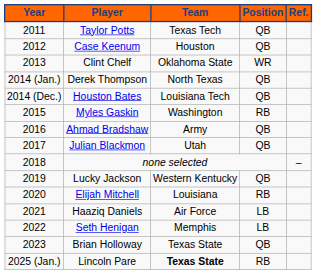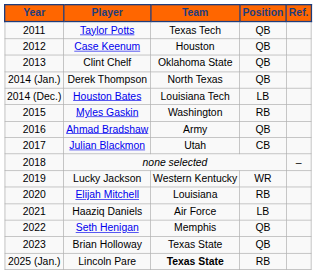(263, 63) WR -> (263, 63) QB
(263, 96) QB -> (263, 96) LB
(263, 145) QB -> (263, 145) CB
(263, 178) QB -> (263, 178) WR
(263, 228) LB -> (263, 228) QB
